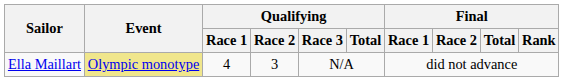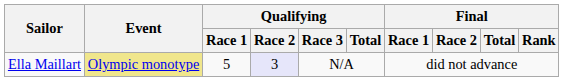(227, 64) 4 -> (227, 64) 5
(275, 64) no background -> (275, 64) lavender background
